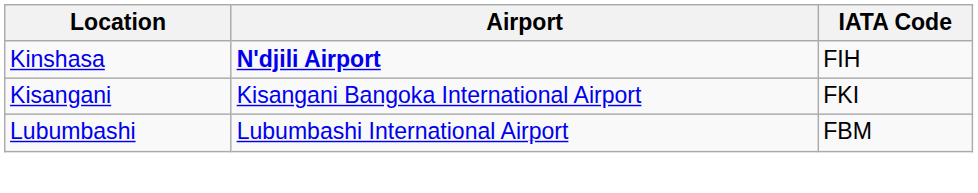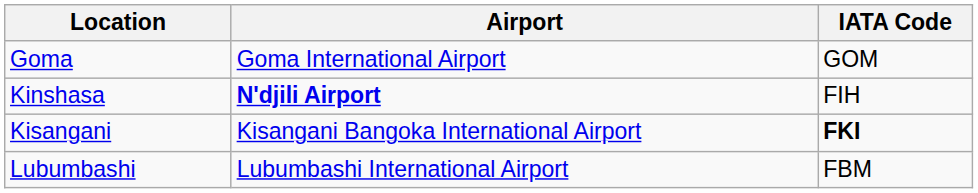+ row: (41, 59)
(841, 95) normal -> (842, 132) bold
